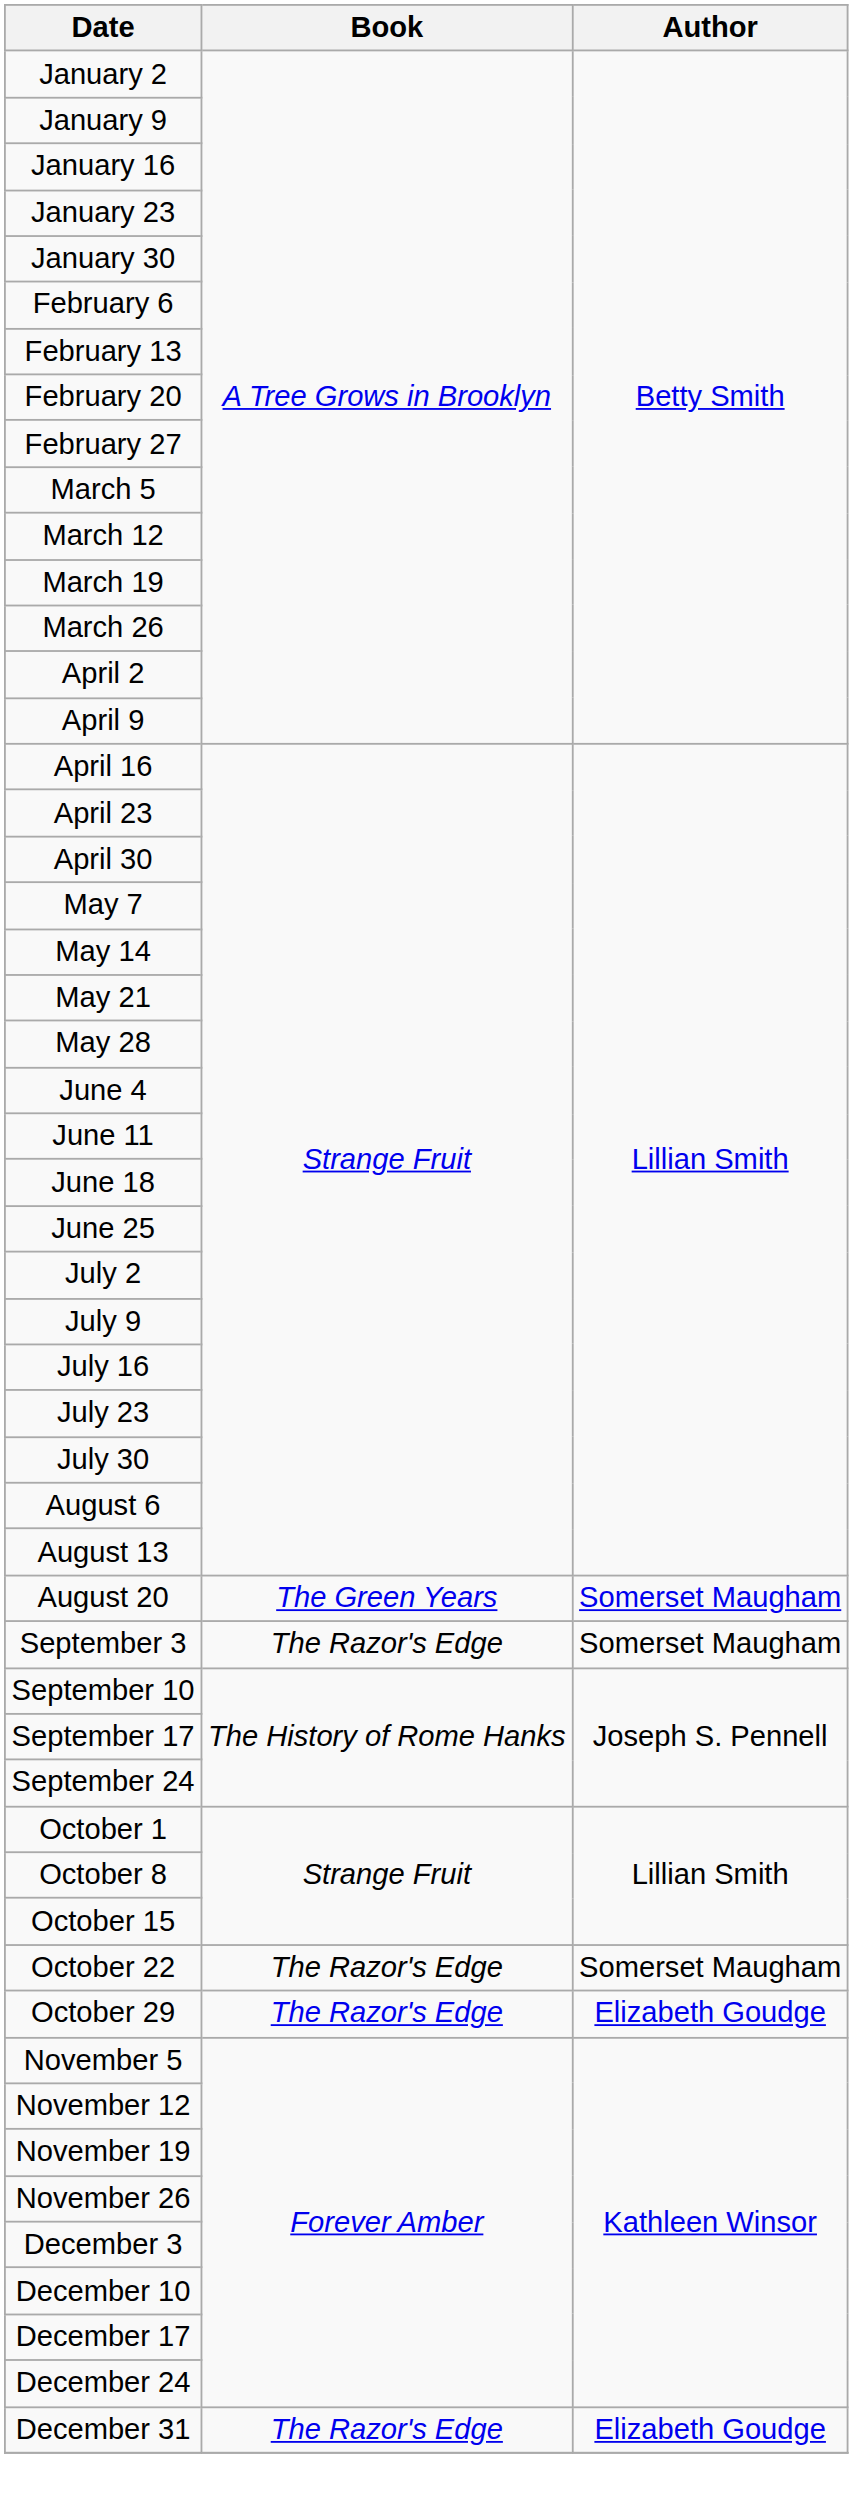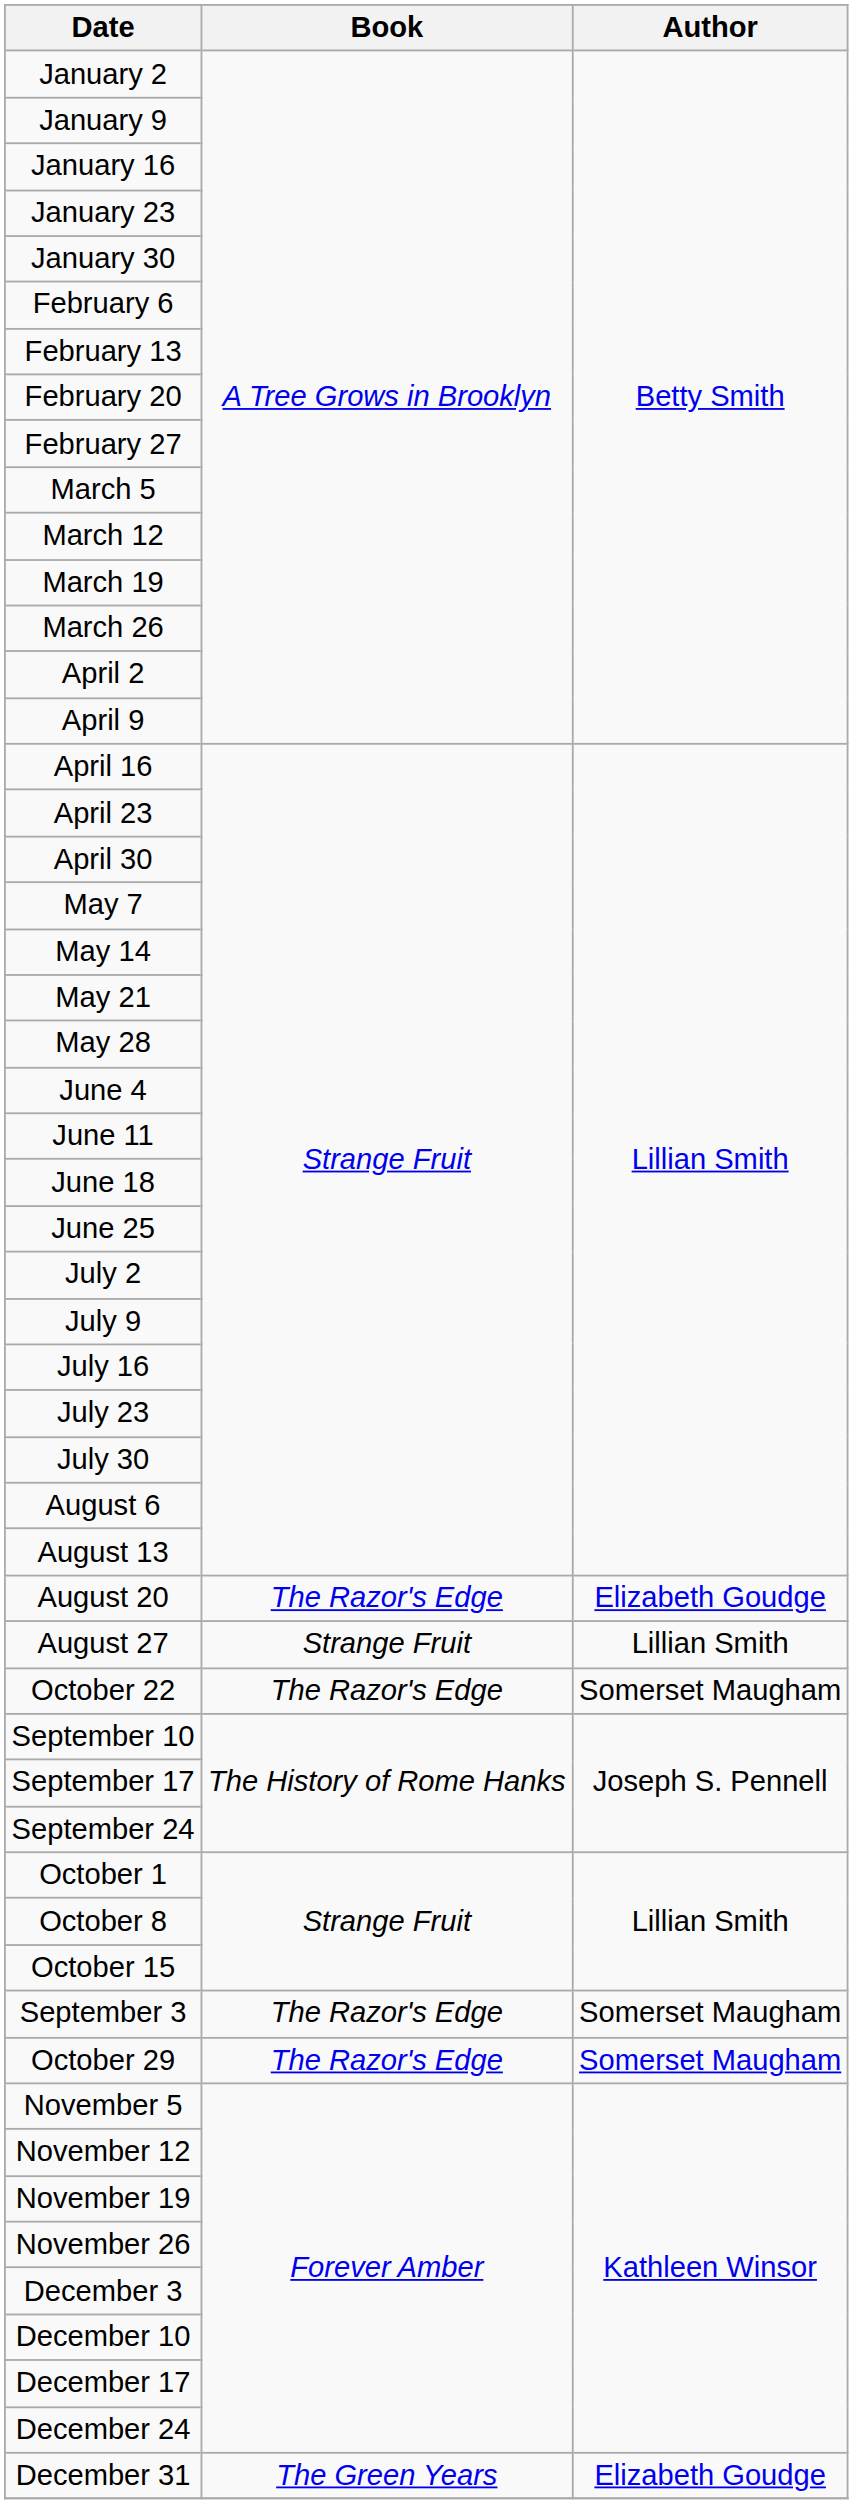(387, 1597) The Green Years -> (387, 1597) The Razor's Edge
(710, 1597) Somerset Maugham -> (710, 1597) Elizabeth Goudge
+ row: (103, 1643)
rows swapped: (103, 1643) <-> (103, 1967)
(710, 2013) Elizabeth Goudge -> (710, 2059) Somerset Maugham
(387, 2429) The Razor's Edge -> (387, 2475) The Green Years
